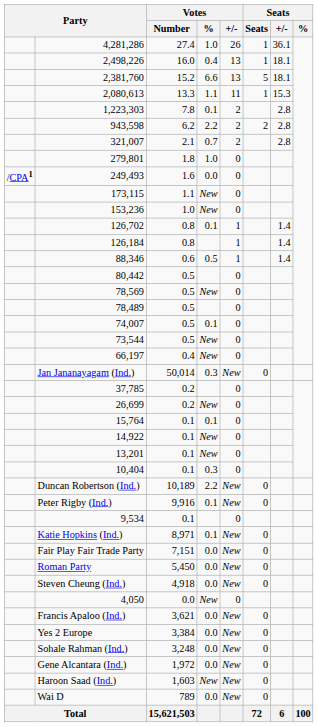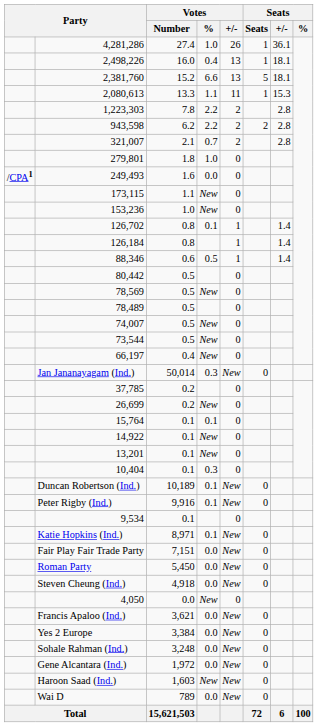(211, 110) 0.1 -> (211, 110) 2.2
(211, 323) 0.1 -> (209, 323) New
(211, 486) 2.2 -> (211, 486) 0.1
